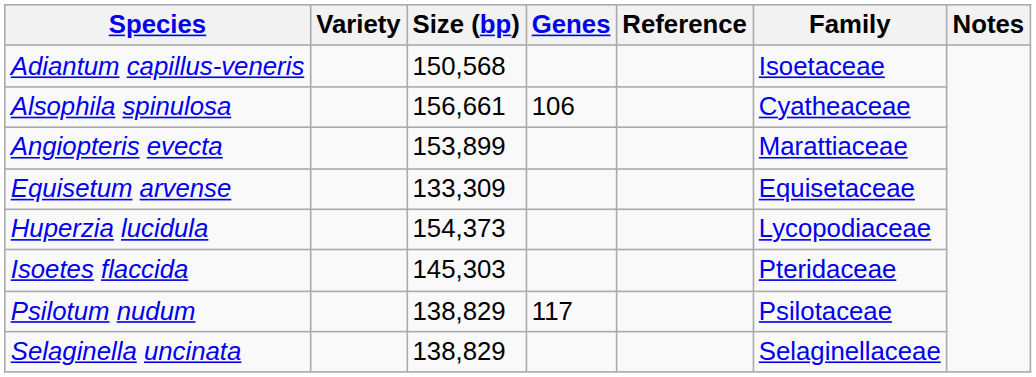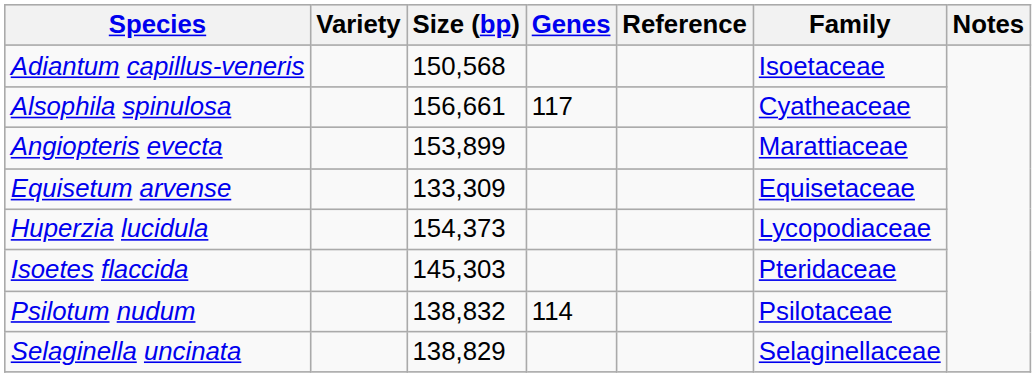(553, 106) 106 -> (552, 106) 117
(459, 310) 138,829 -> (459, 310) 138,832
(552, 310) 117 -> (552, 310) 114
